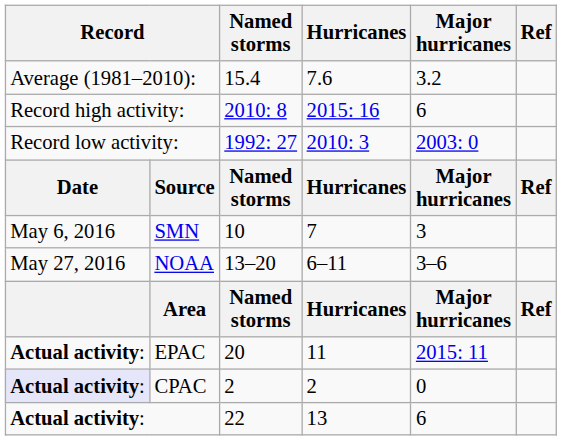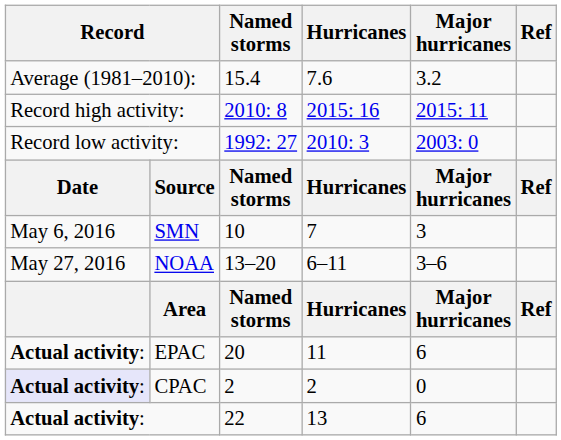(421, 110) 6 -> (452, 110) 2015: 11
(452, 353) 2015: 11 -> (421, 353) 6
